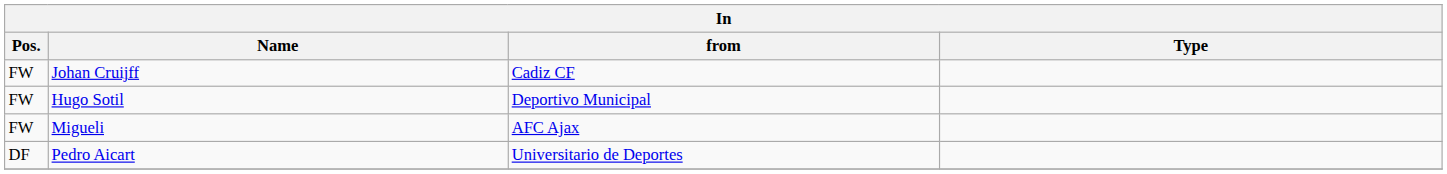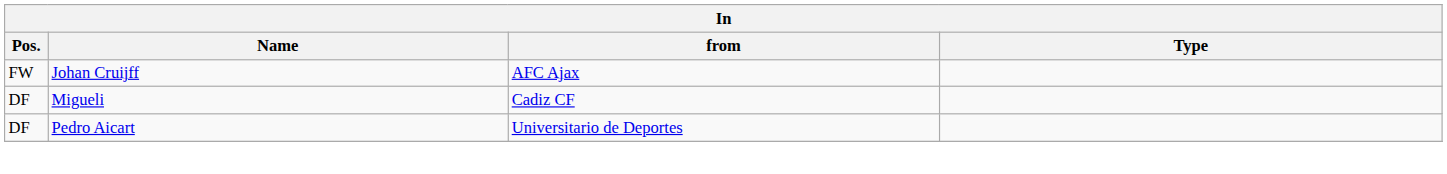(543, 73) Cadiz CF -> (546, 73) AFC Ajax
- row: (88, 100)
(21, 127) FW -> (19, 100) DF
(546, 127) AFC Ajax -> (543, 100) Cadiz CF
